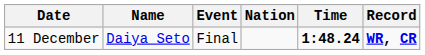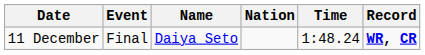columns swapped: (217, 16) <-> (148, 16)
(331, 39) bold -> (331, 39) normal
